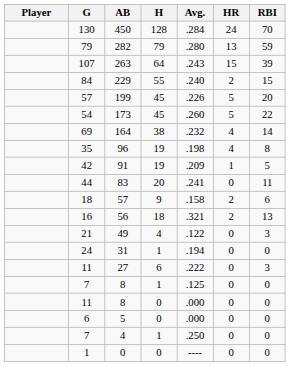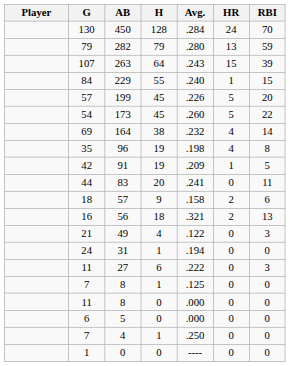(231, 81) 2 -> (231, 81) 1
